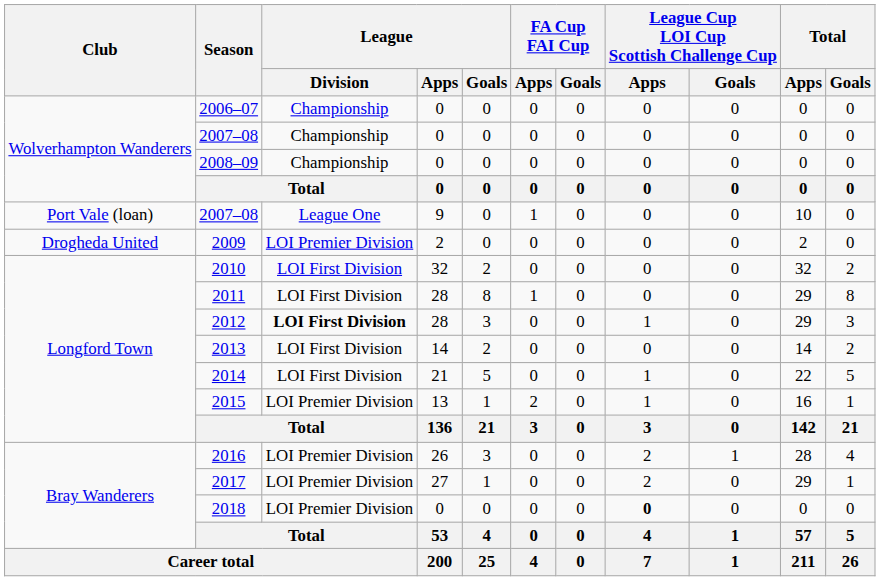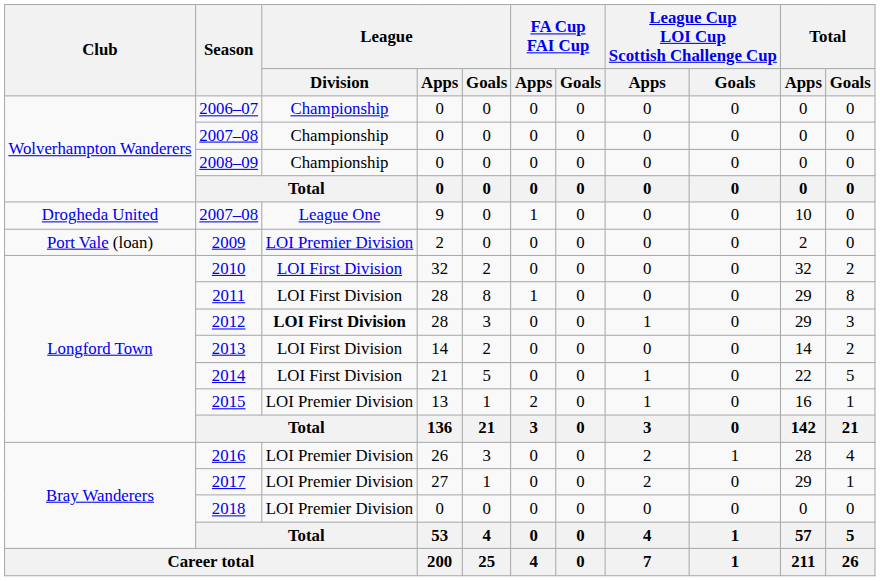(100, 215) Port Vale (loan) -> (100, 215) Drogheda United
(100, 242) Drogheda United -> (100, 242) Port Vale (loan)
(647, 508) bold -> (647, 508) normal
